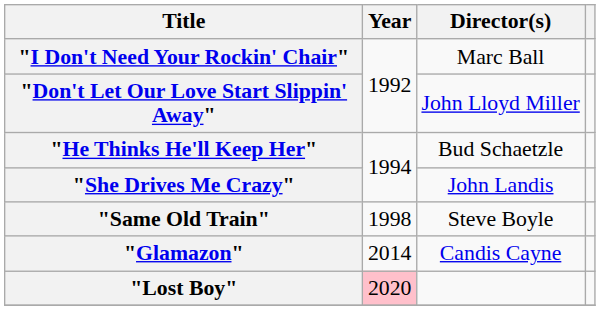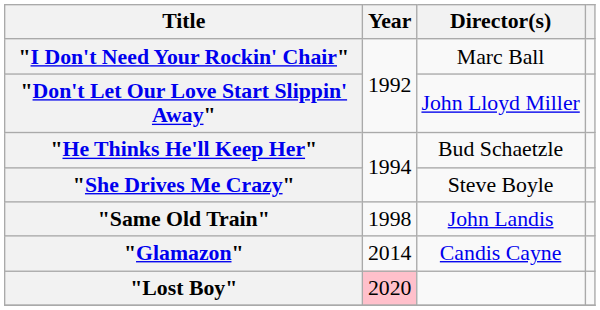(501, 184) John Landis -> (501, 184) Steve Boyle
(501, 218) Steve Boyle -> (501, 218) John Landis
